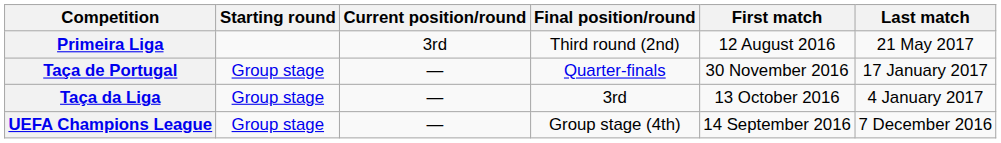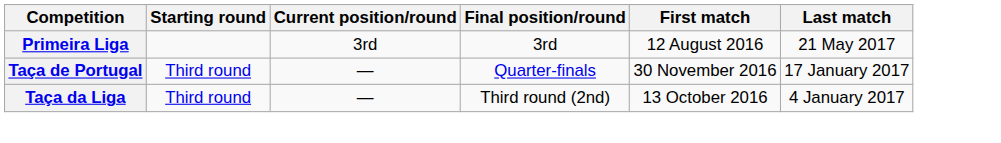(615, 44) Third round (2nd) -> (545, 44) 3rd
(278, 71) Group stage -> (208, 71) Third round
(278, 97) Group stage -> (208, 97) Third round
(615, 97) 3rd -> (545, 97) Third round (2nd)
- row: (110, 124)
